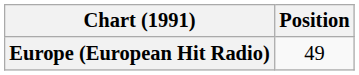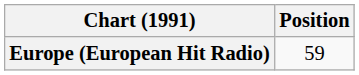(314, 53) 49 -> (314, 53) 59
